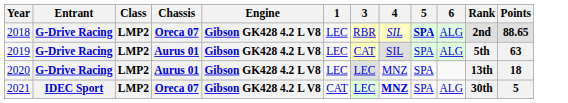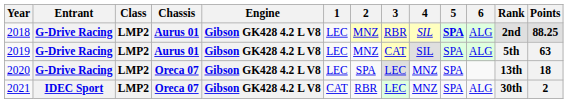+ column: (366, 13)
(177, 32) Oreca 07 -> (177, 32) Aurus 01
(516, 32) 88.65 -> (545, 32) 88.25
(177, 70) Aurus 01 -> (177, 70) Oreca 07
(395, 88) bold -> (425, 88) normal
(516, 88) 5 -> (545, 88) 2
